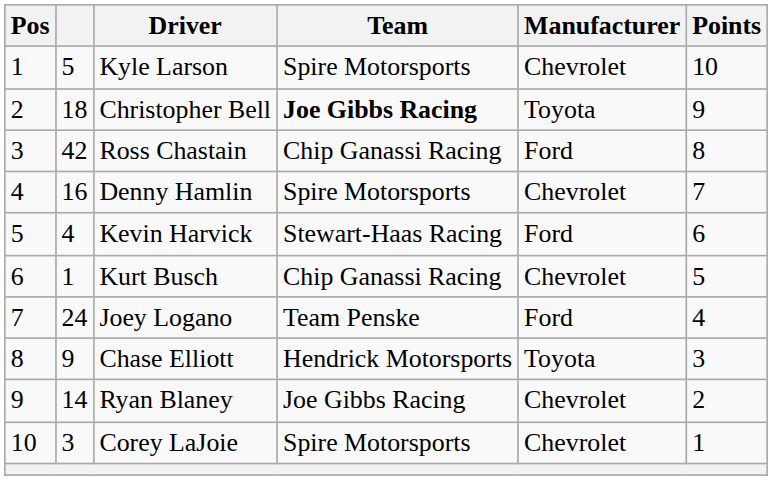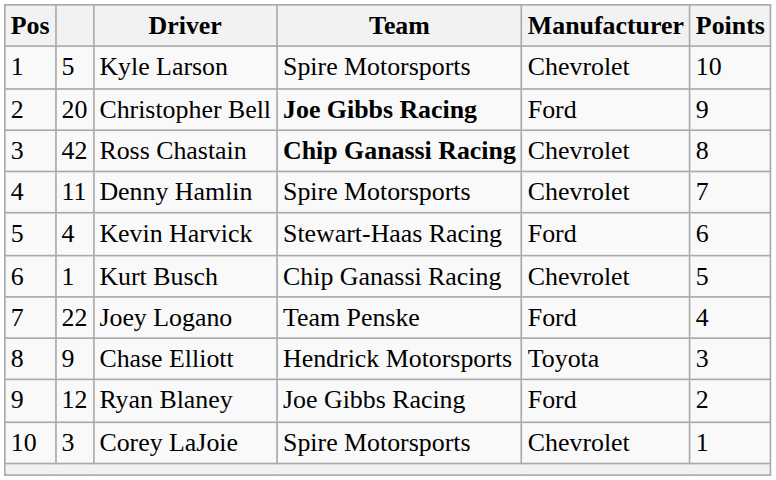(74, 108) 18 -> (74, 108) 20
(560, 108) Toyota -> (552, 108) Ford
(392, 149) normal -> (399, 149) bold
(549, 149) Ford -> (579, 149) Chevrolet
(74, 191) 16 -> (74, 191) 11
(74, 316) 24 -> (74, 316) 22
(74, 399) 14 -> (74, 399) 12
(575, 399) Chevrolet -> (552, 399) Ford
